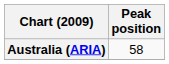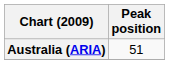(136, 49) 58 -> (136, 49) 51
